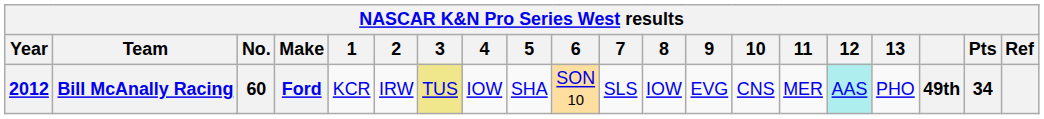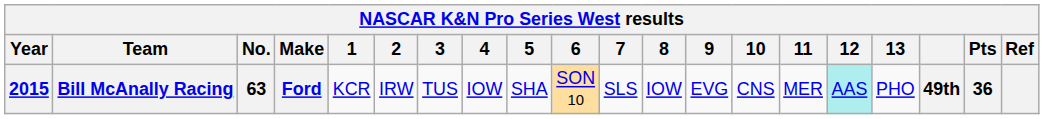(29, 89) 2012 -> (29, 89) 2015
(256, 89) 60 -> (256, 89) 63
(440, 89) khaki background -> (440, 89) no background
(983, 89) 34 -> (983, 89) 36
